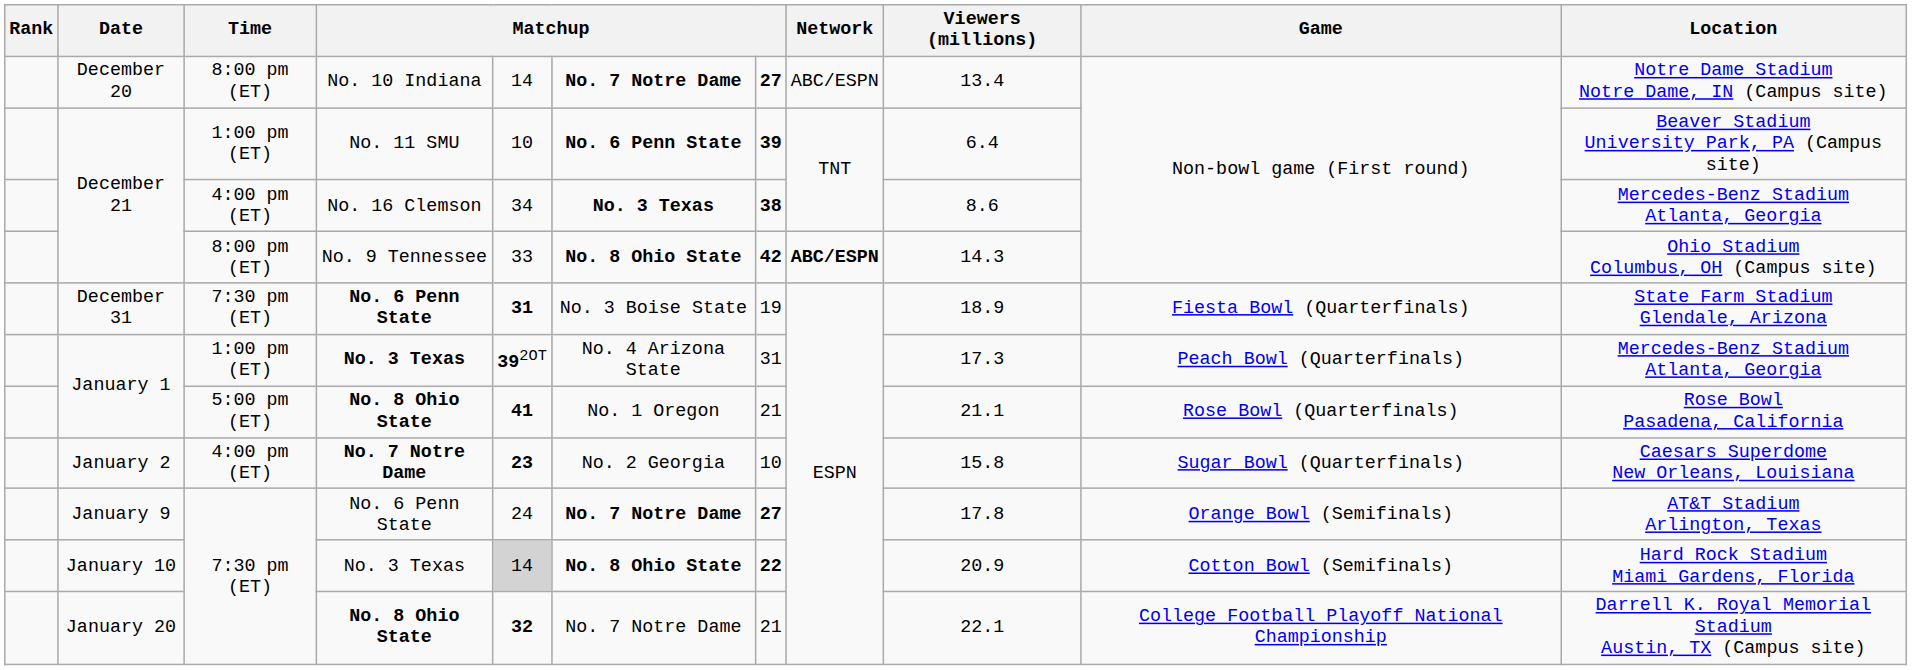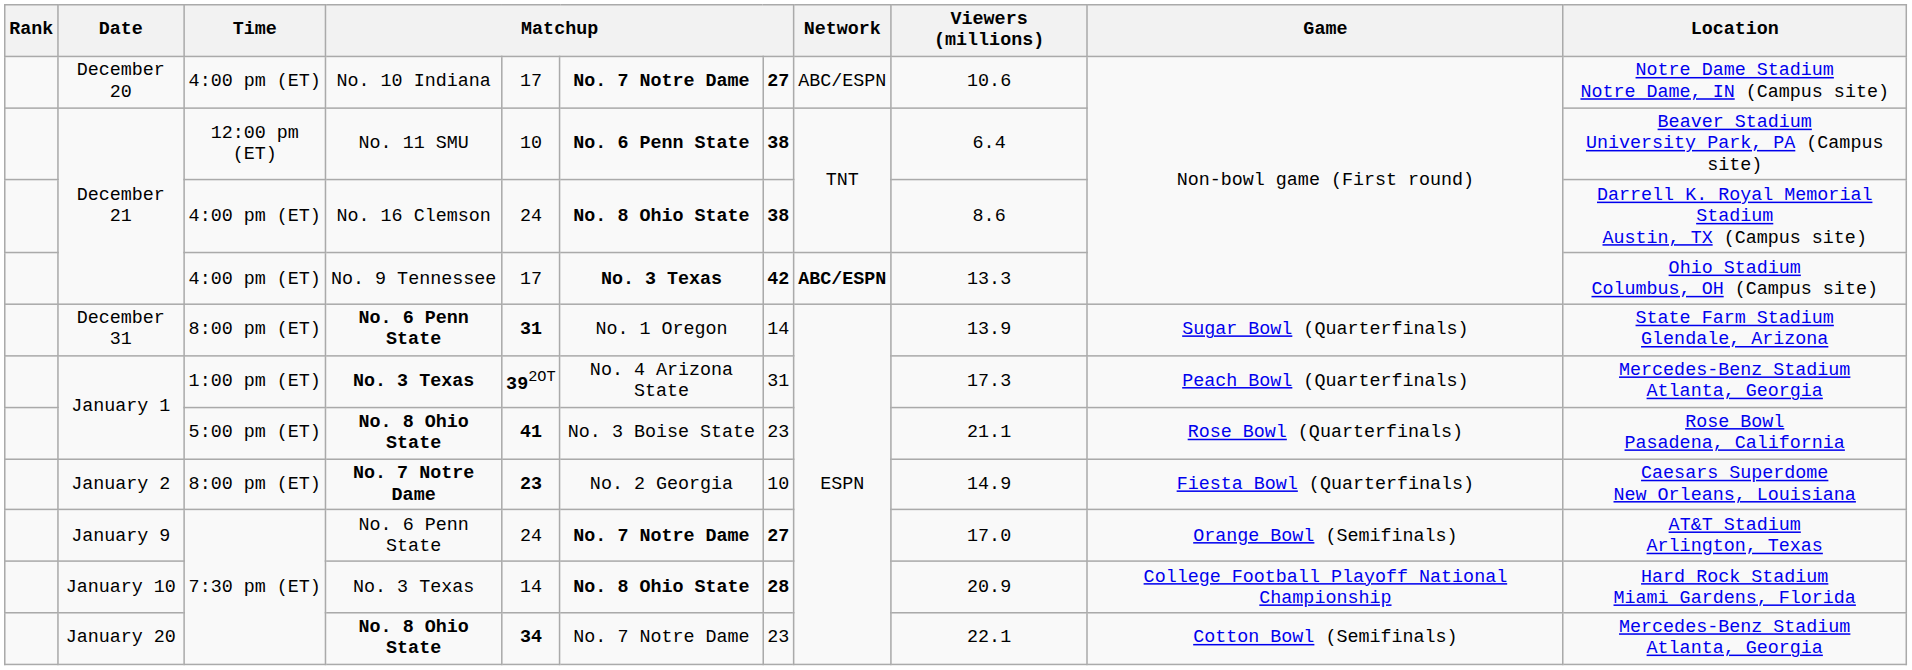(250, 82) 8:00 pm (ET) -> (255, 82) 4:00 pm (ET)
(522, 82) 14 -> (531, 82) 17
(982, 82) 13.4 -> (989, 82) 10.6
(250, 144) 1:00 pm (ET) -> (255, 144) 12:00 pm (ET)
(771, 144) 39 -> (778, 144) 38
(522, 206) 34 -> (531, 217) 24
(653, 206) No. 3 Texas -> (661, 217) No. 8 Ohio State
(1733, 206) Mercedes-Benz Stadium Atlanta, Georgia -> (1735, 217) Darrell K. Royal Memorial Stadium Austin, TX (Campus site)
(250, 257) 8:00 pm (ET) -> (255, 279) 4:00 pm (ET)
(522, 257) 33 -> (531, 279) 17
(653, 257) No. 8 Ohio State -> (661, 279) No. 3 Texas
(982, 257) 14.3 -> (989, 279) 13.3
(250, 309) 7:30 pm (ET) -> (255, 330) 8:00 pm (ET)
(653, 309) No. 3 Boise State -> (661, 330) No. 1 Oregon
(771, 309) 19 -> (778, 330) 14
(982, 309) 18.9 -> (989, 330) 13.9
(1321, 309) Fiesta Bowl (Quarterfinals) -> (1325, 330) Sugar Bowl (Quarterfinals)
(653, 412) No. 1 Oregon -> (661, 433) No. 3 Boise State
(771, 412) 21 -> (778, 433) 23
(250, 463) 4:00 pm (ET) -> (255, 484) 8:00 pm (ET)
(982, 463) 15.8 -> (989, 484) 14.9
(1321, 463) Sugar Bowl (Quarterfinals) -> (1325, 484) Fiesta Bowl (Quarterfinals)
(982, 514) 17.8 -> (989, 536) 17.0
(522, 566) lightgrey background -> (531, 587) no background
(771, 566) 22 -> (778, 587) 28
(1321, 566) Cotton Bowl (Semifinals) -> (1325, 587) College Football Playoff National Championship
(522, 628) 32 -> (531, 638) 34
(771, 628) 21 -> (778, 638) 23
(1321, 628) College Football Playoff National Championship -> (1325, 638) Cotton Bowl (Semifinals)
(1733, 628) Darrell K. Royal Memorial Stadium Austin, TX (Campus site) -> (1735, 638) Mercedes-Benz Stadium Atlanta, Georgia
